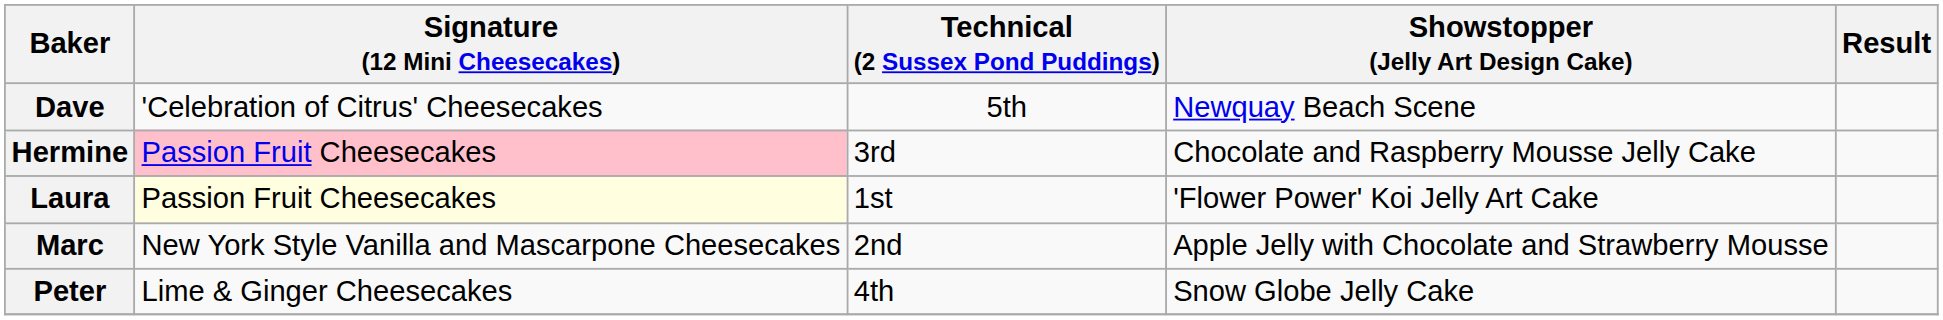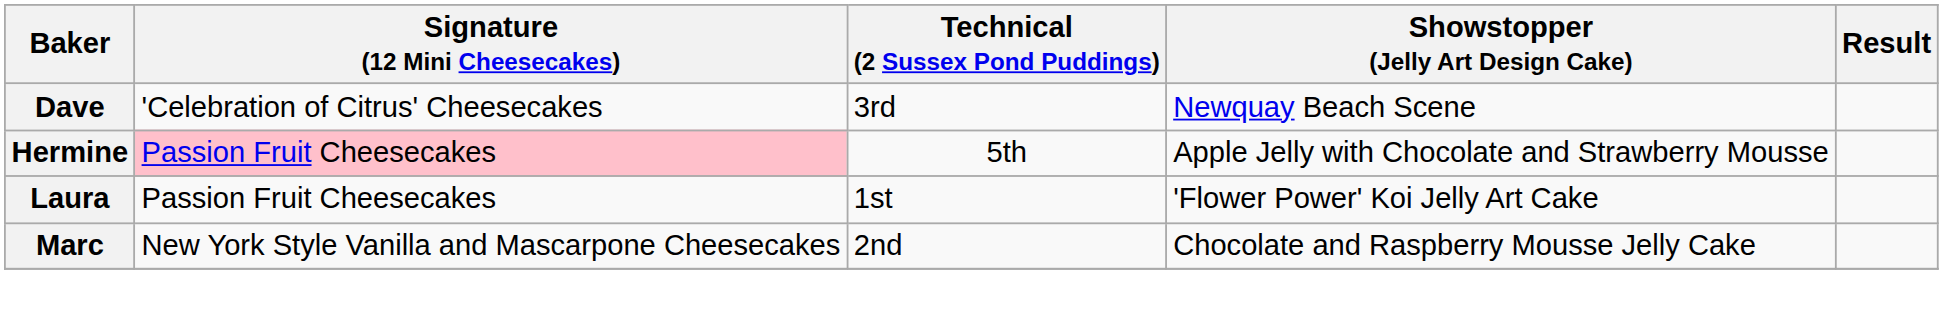(1007, 106) 5th -> (875, 106) 3rd
(875, 152) 3rd -> (1007, 152) 5th
(1465, 152) Chocolate and Raspberry Mousse Jelly Cake -> (1501, 152) Apple Jelly with Chocolate and Strawberry Mousse
(319, 198) lightyellow background -> (319, 198) no background
(1501, 245) Apple Jelly with Chocolate and Strawberry Mousse -> (1465, 245) Chocolate and Raspberry Mousse Jelly Cake
- row: (70, 291)
